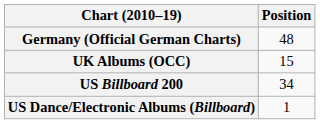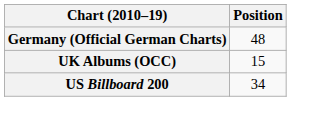- row: (131, 107)
